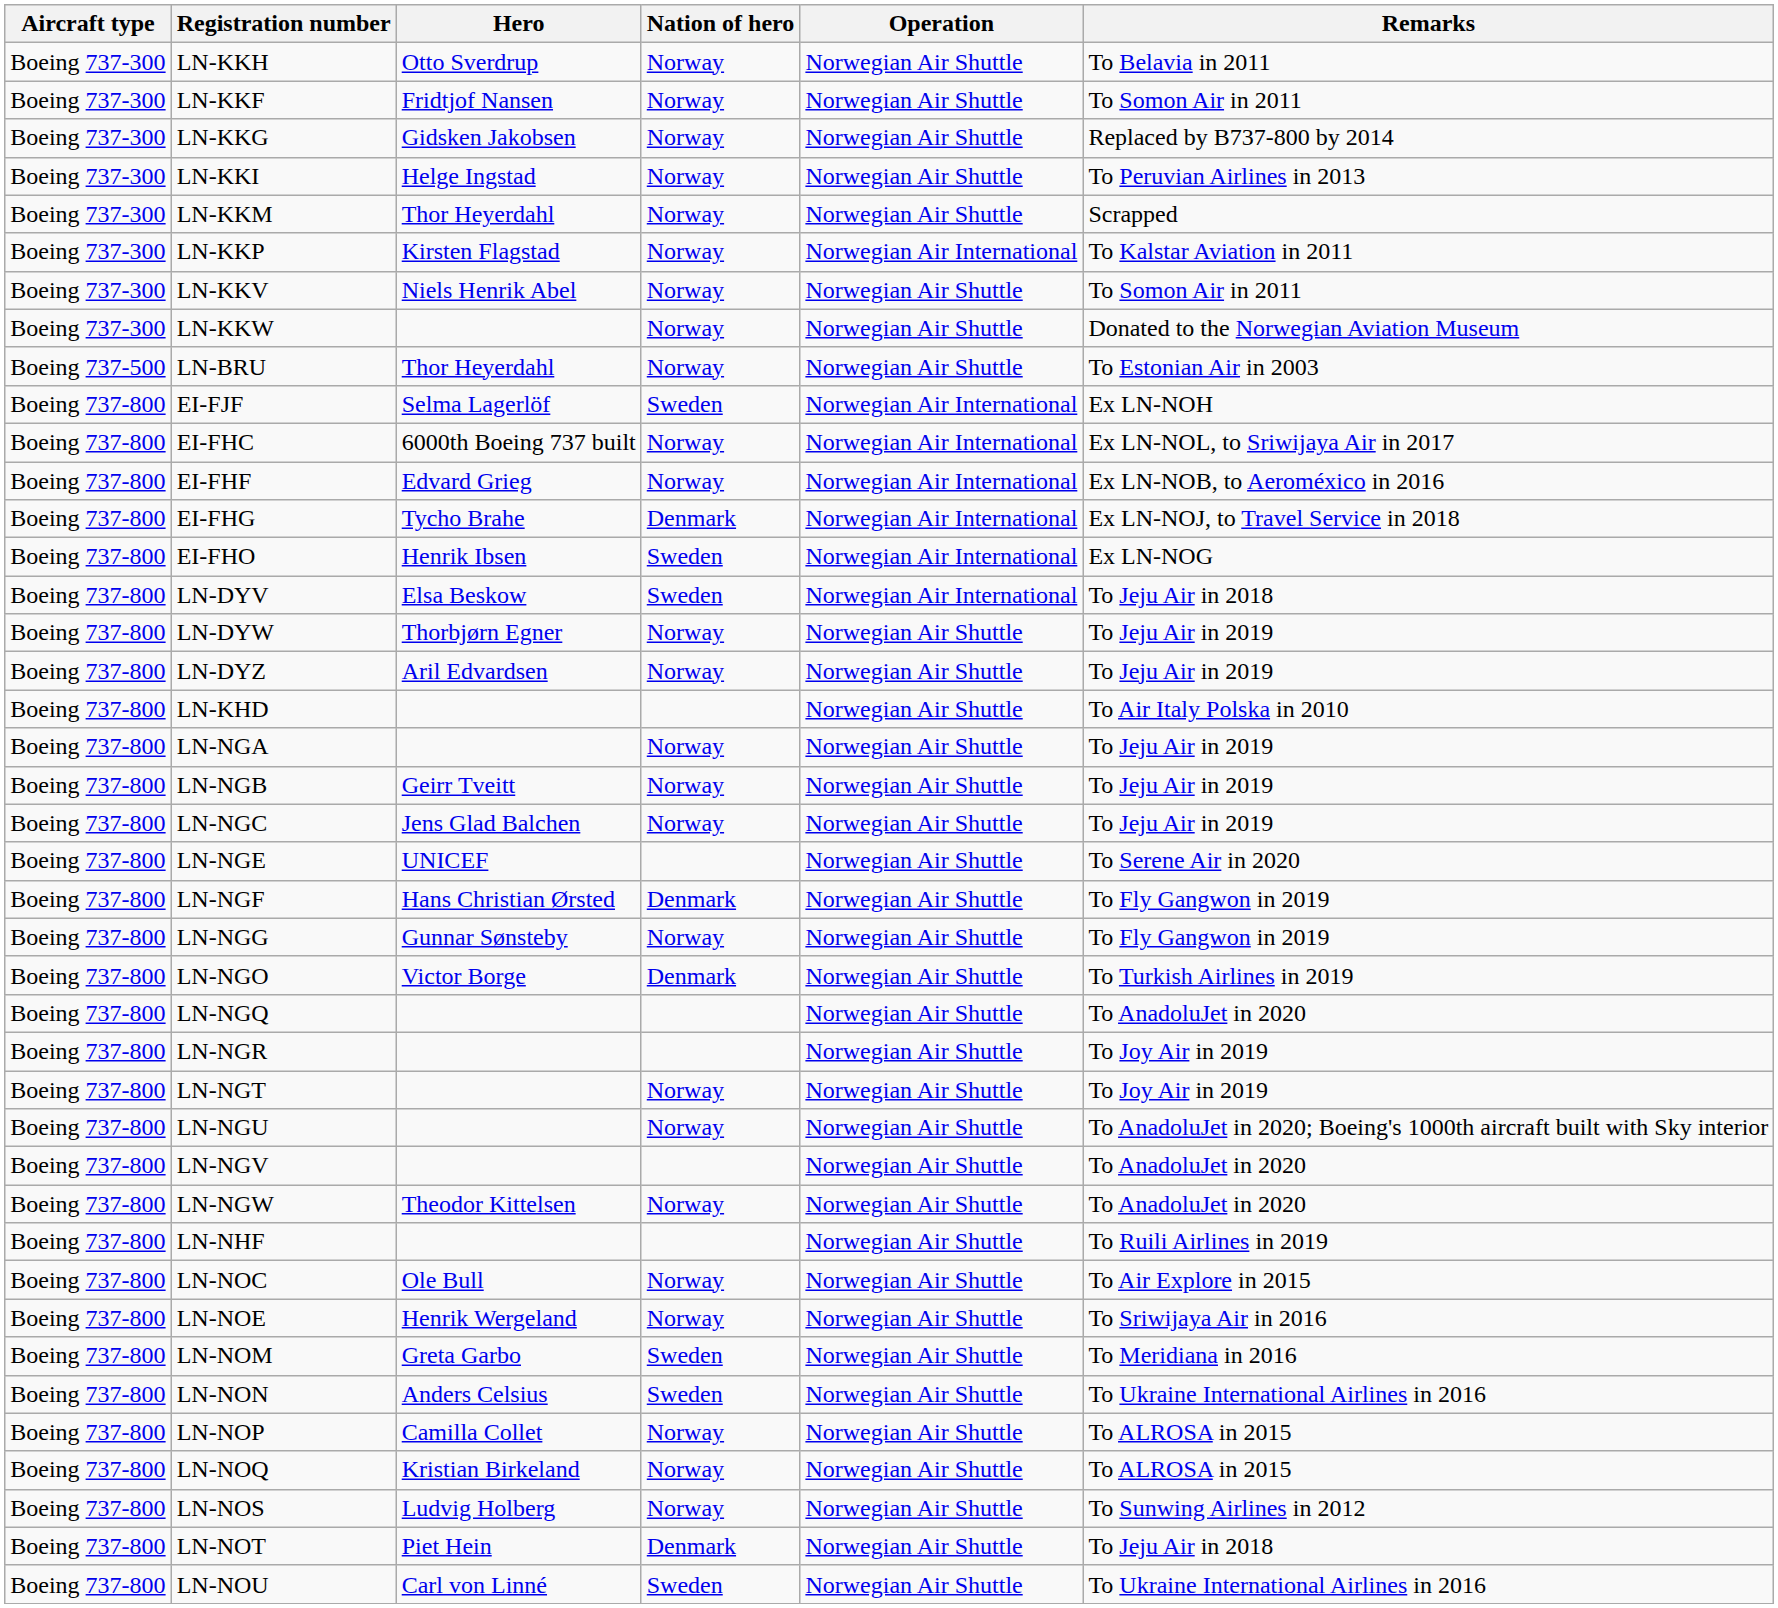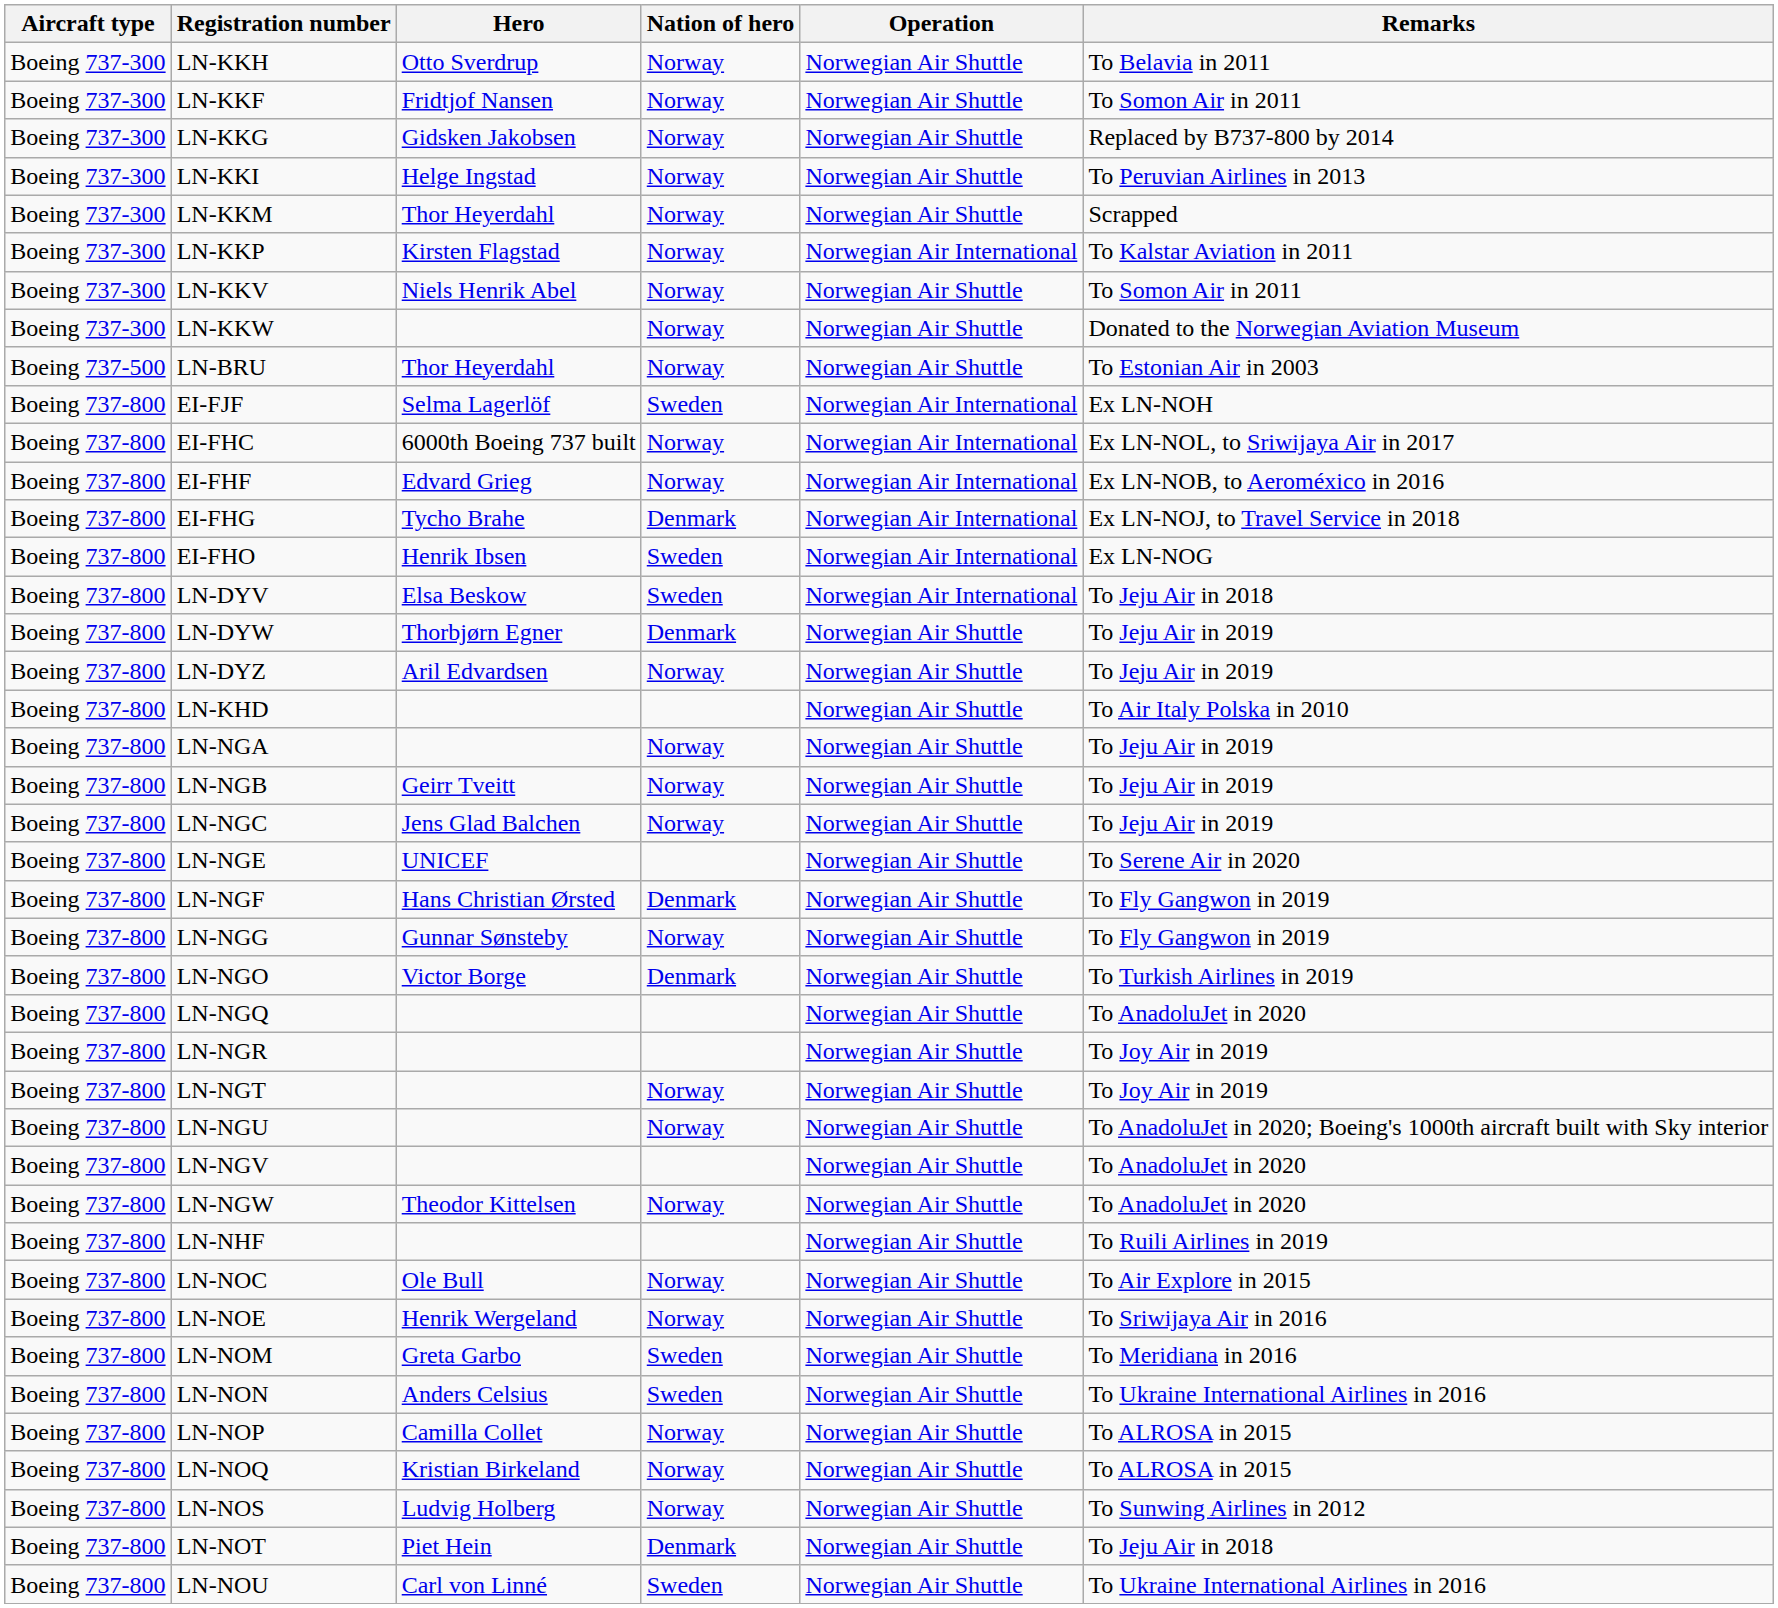(685, 632) Norway -> (691, 632) Denmark
